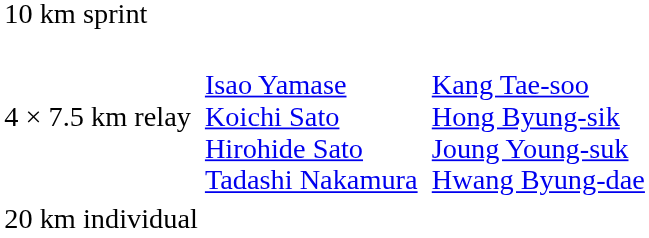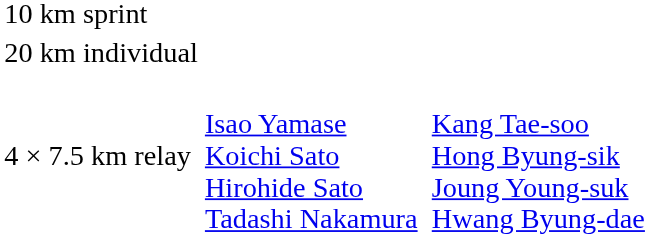rows swapped: (101, 219) <-> (98, 116)
